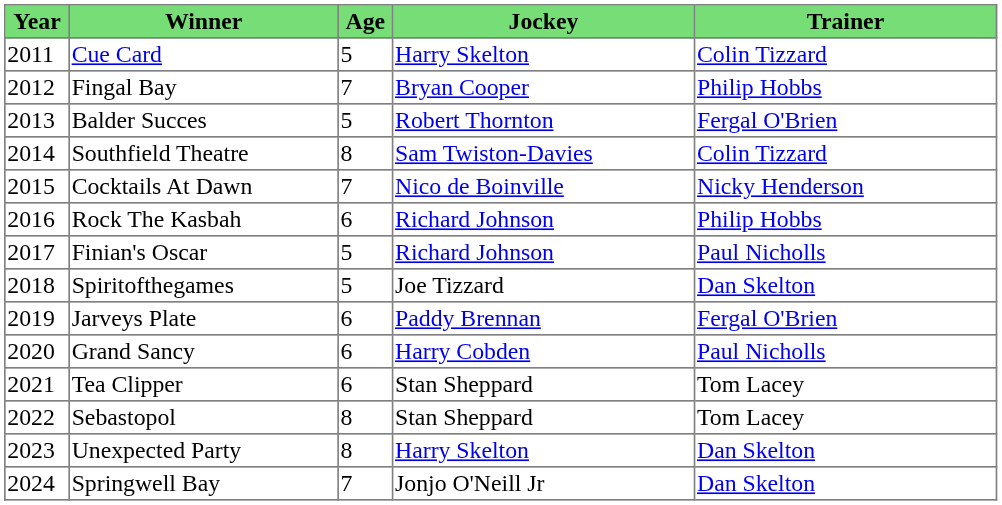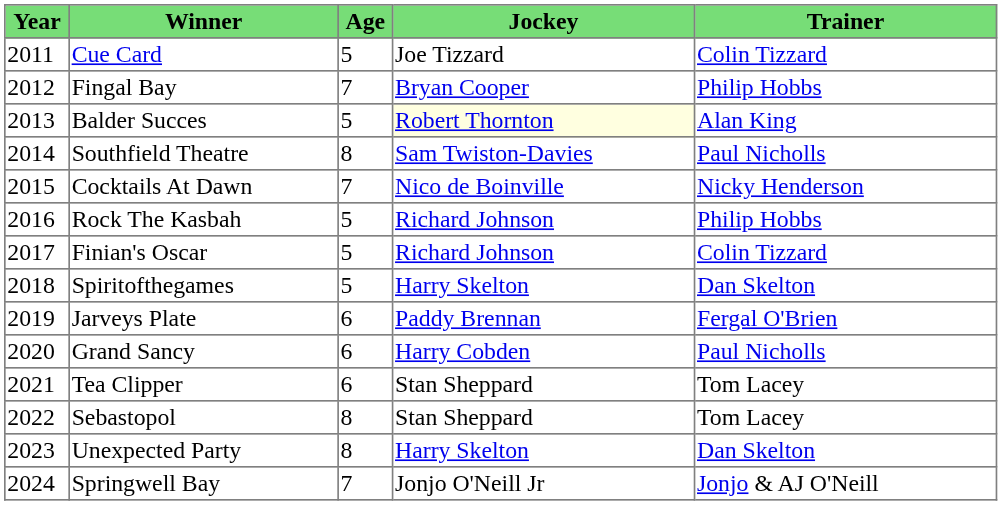(462, 53) Harry Skelton -> (449, 53) Joe Tizzard
(474, 119) no background -> (474, 119) lightyellow background
(767, 119) Fergal O'Brien -> (747, 119) Alan King
(762, 152) Colin Tizzard -> (761, 152) Paul Nicholls
(347, 218) 6 -> (347, 218) 5
(761, 252) Paul Nicholls -> (762, 252) Colin Tizzard
(449, 284) Joe Tizzard -> (462, 284) Harry Skelton
(756, 482) Dan Skelton -> (788, 482) Jonjo & AJ O'Neill
